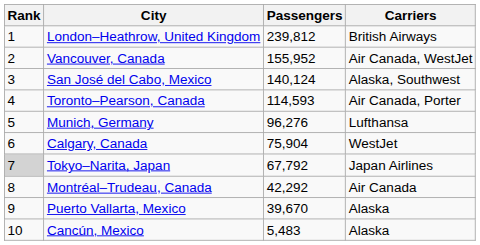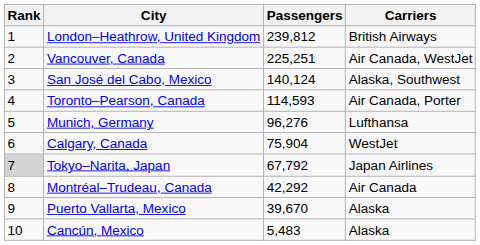(291, 58) 155,952 -> (291, 58) 225,251
